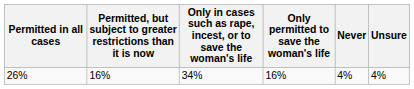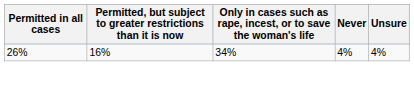- column: (299, 36)
